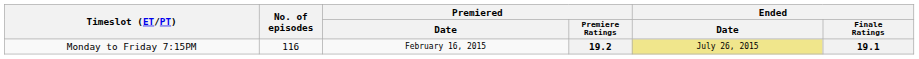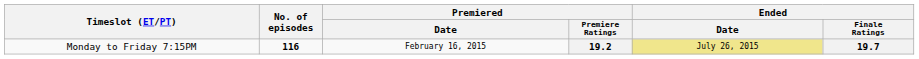(291, 47) normal -> (291, 47) bold
(868, 47) 19.1 -> (868, 47) 19.7
